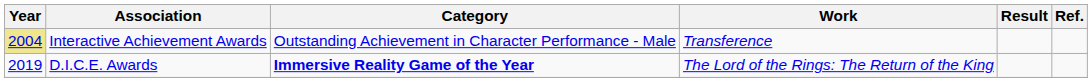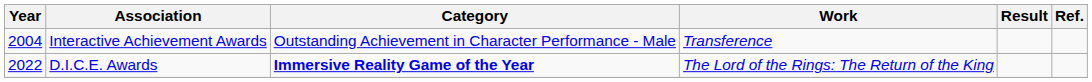(25, 41) khaki background -> (25, 41) no background
(25, 65) 2019 -> (25, 65) 2022
